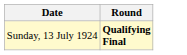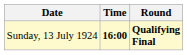+ column: (115, 12)
